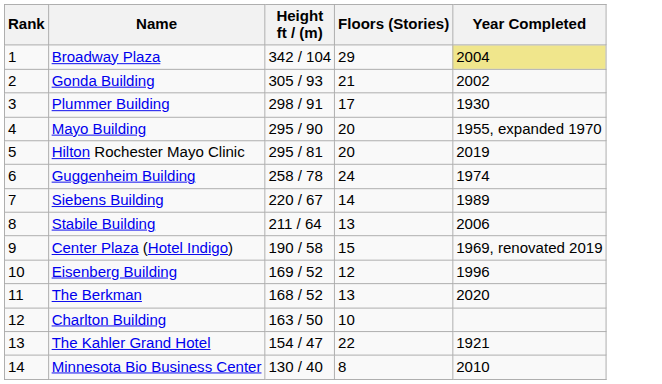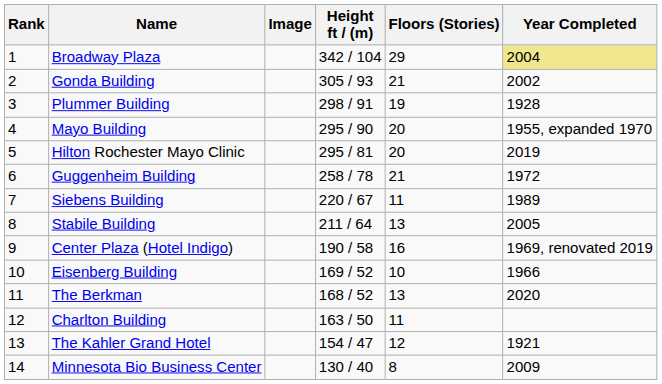+ column: (290, 24)
(346, 104) 17 -> (397, 104) 19
(473, 104) 1930 -> (523, 104) 1928
(346, 176) 24 -> (397, 176) 21
(473, 176) 1974 -> (523, 176) 1972
(346, 200) 14 -> (396, 200) 11
(473, 224) 2006 -> (523, 224) 2005
(346, 248) 15 -> (397, 248) 16
(346, 271) 12 -> (397, 271) 10
(473, 271) 1996 -> (523, 271) 1966
(346, 319) 10 -> (396, 319) 11
(346, 343) 22 -> (397, 343) 12
(473, 367) 2010 -> (523, 367) 2009
